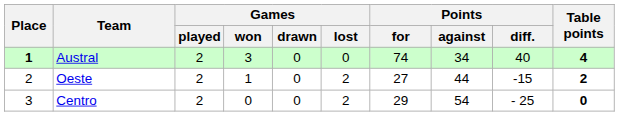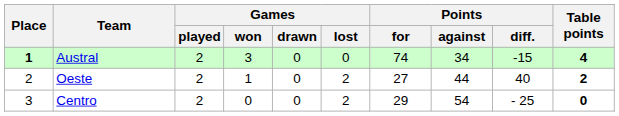(523, 57) 40 -> (523, 57) -15
(523, 79) -15 -> (523, 79) 40
